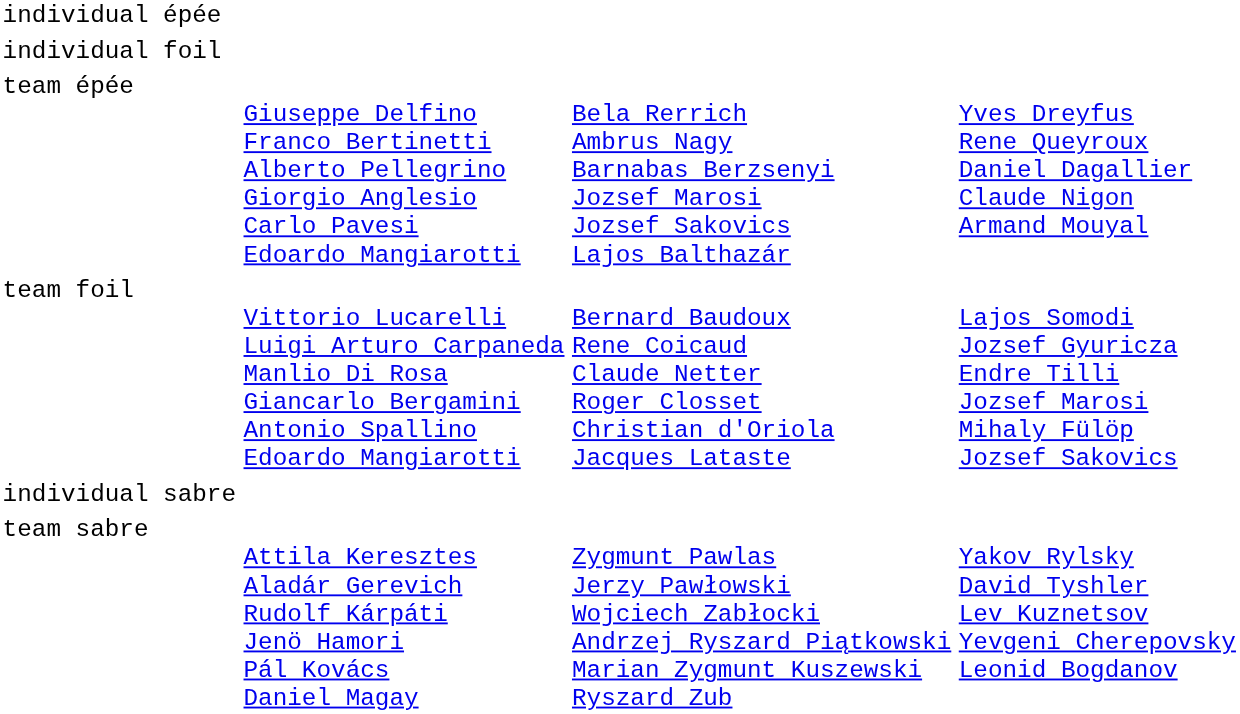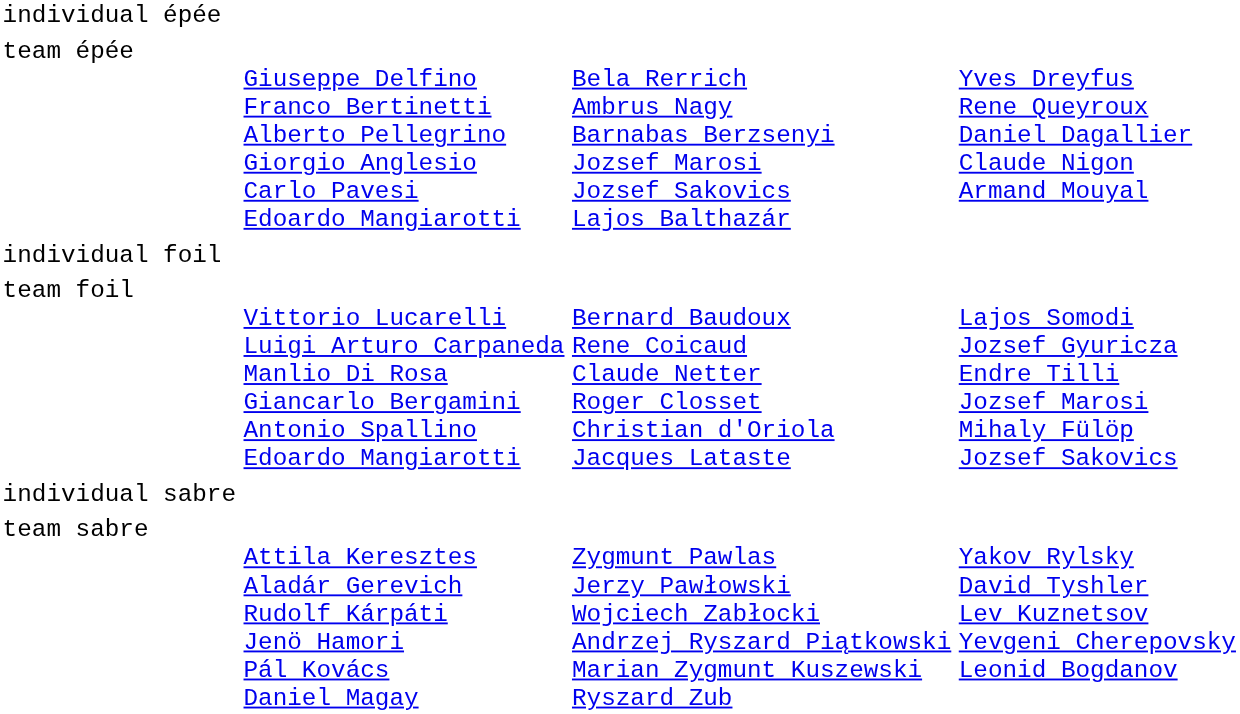rows swapped: (68, 87) <-> (112, 51)
